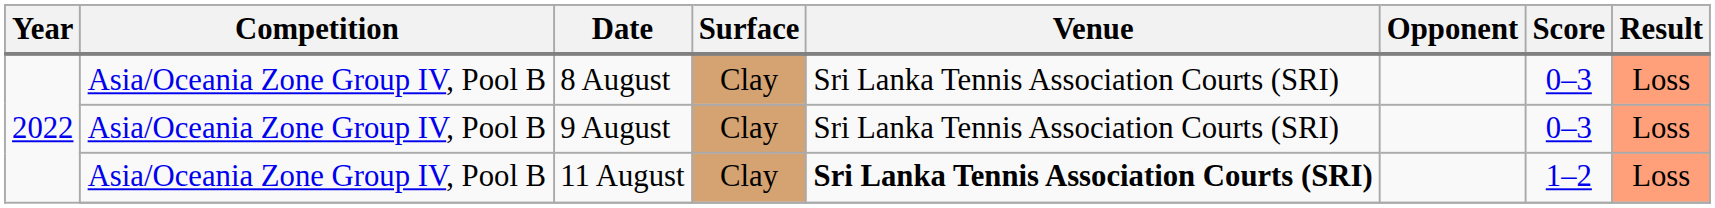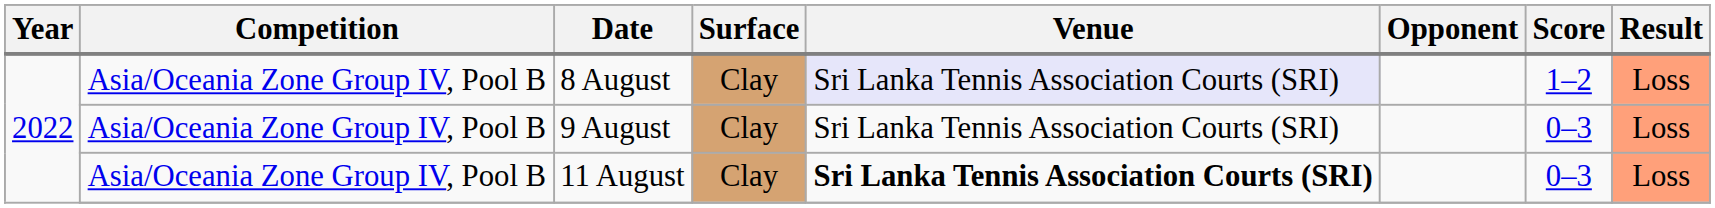(1076, 79) no background -> (1076, 79) lavender background
(1569, 79) 0–3 -> (1569, 79) 1–2
(1569, 176) 1–2 -> (1569, 176) 0–3
